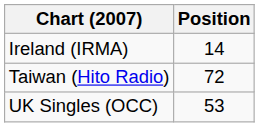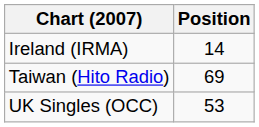(214, 77) 72 -> (214, 77) 69
